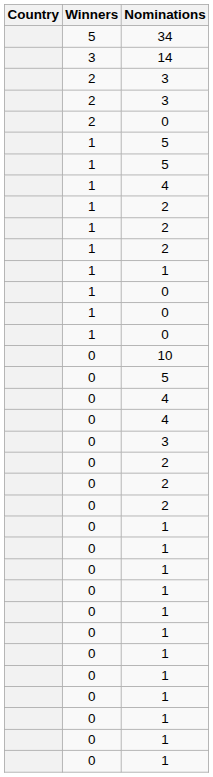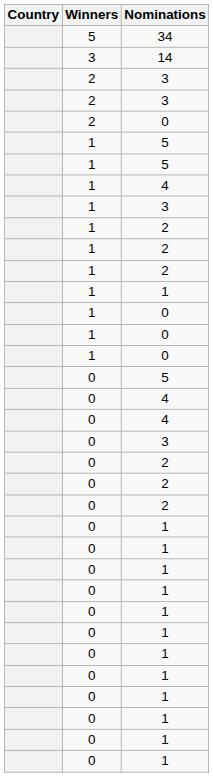+ row: (92, 206)
- row: (92, 356)
